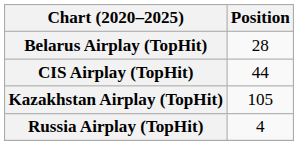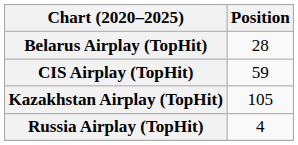(260, 72) 44 -> (260, 72) 59
